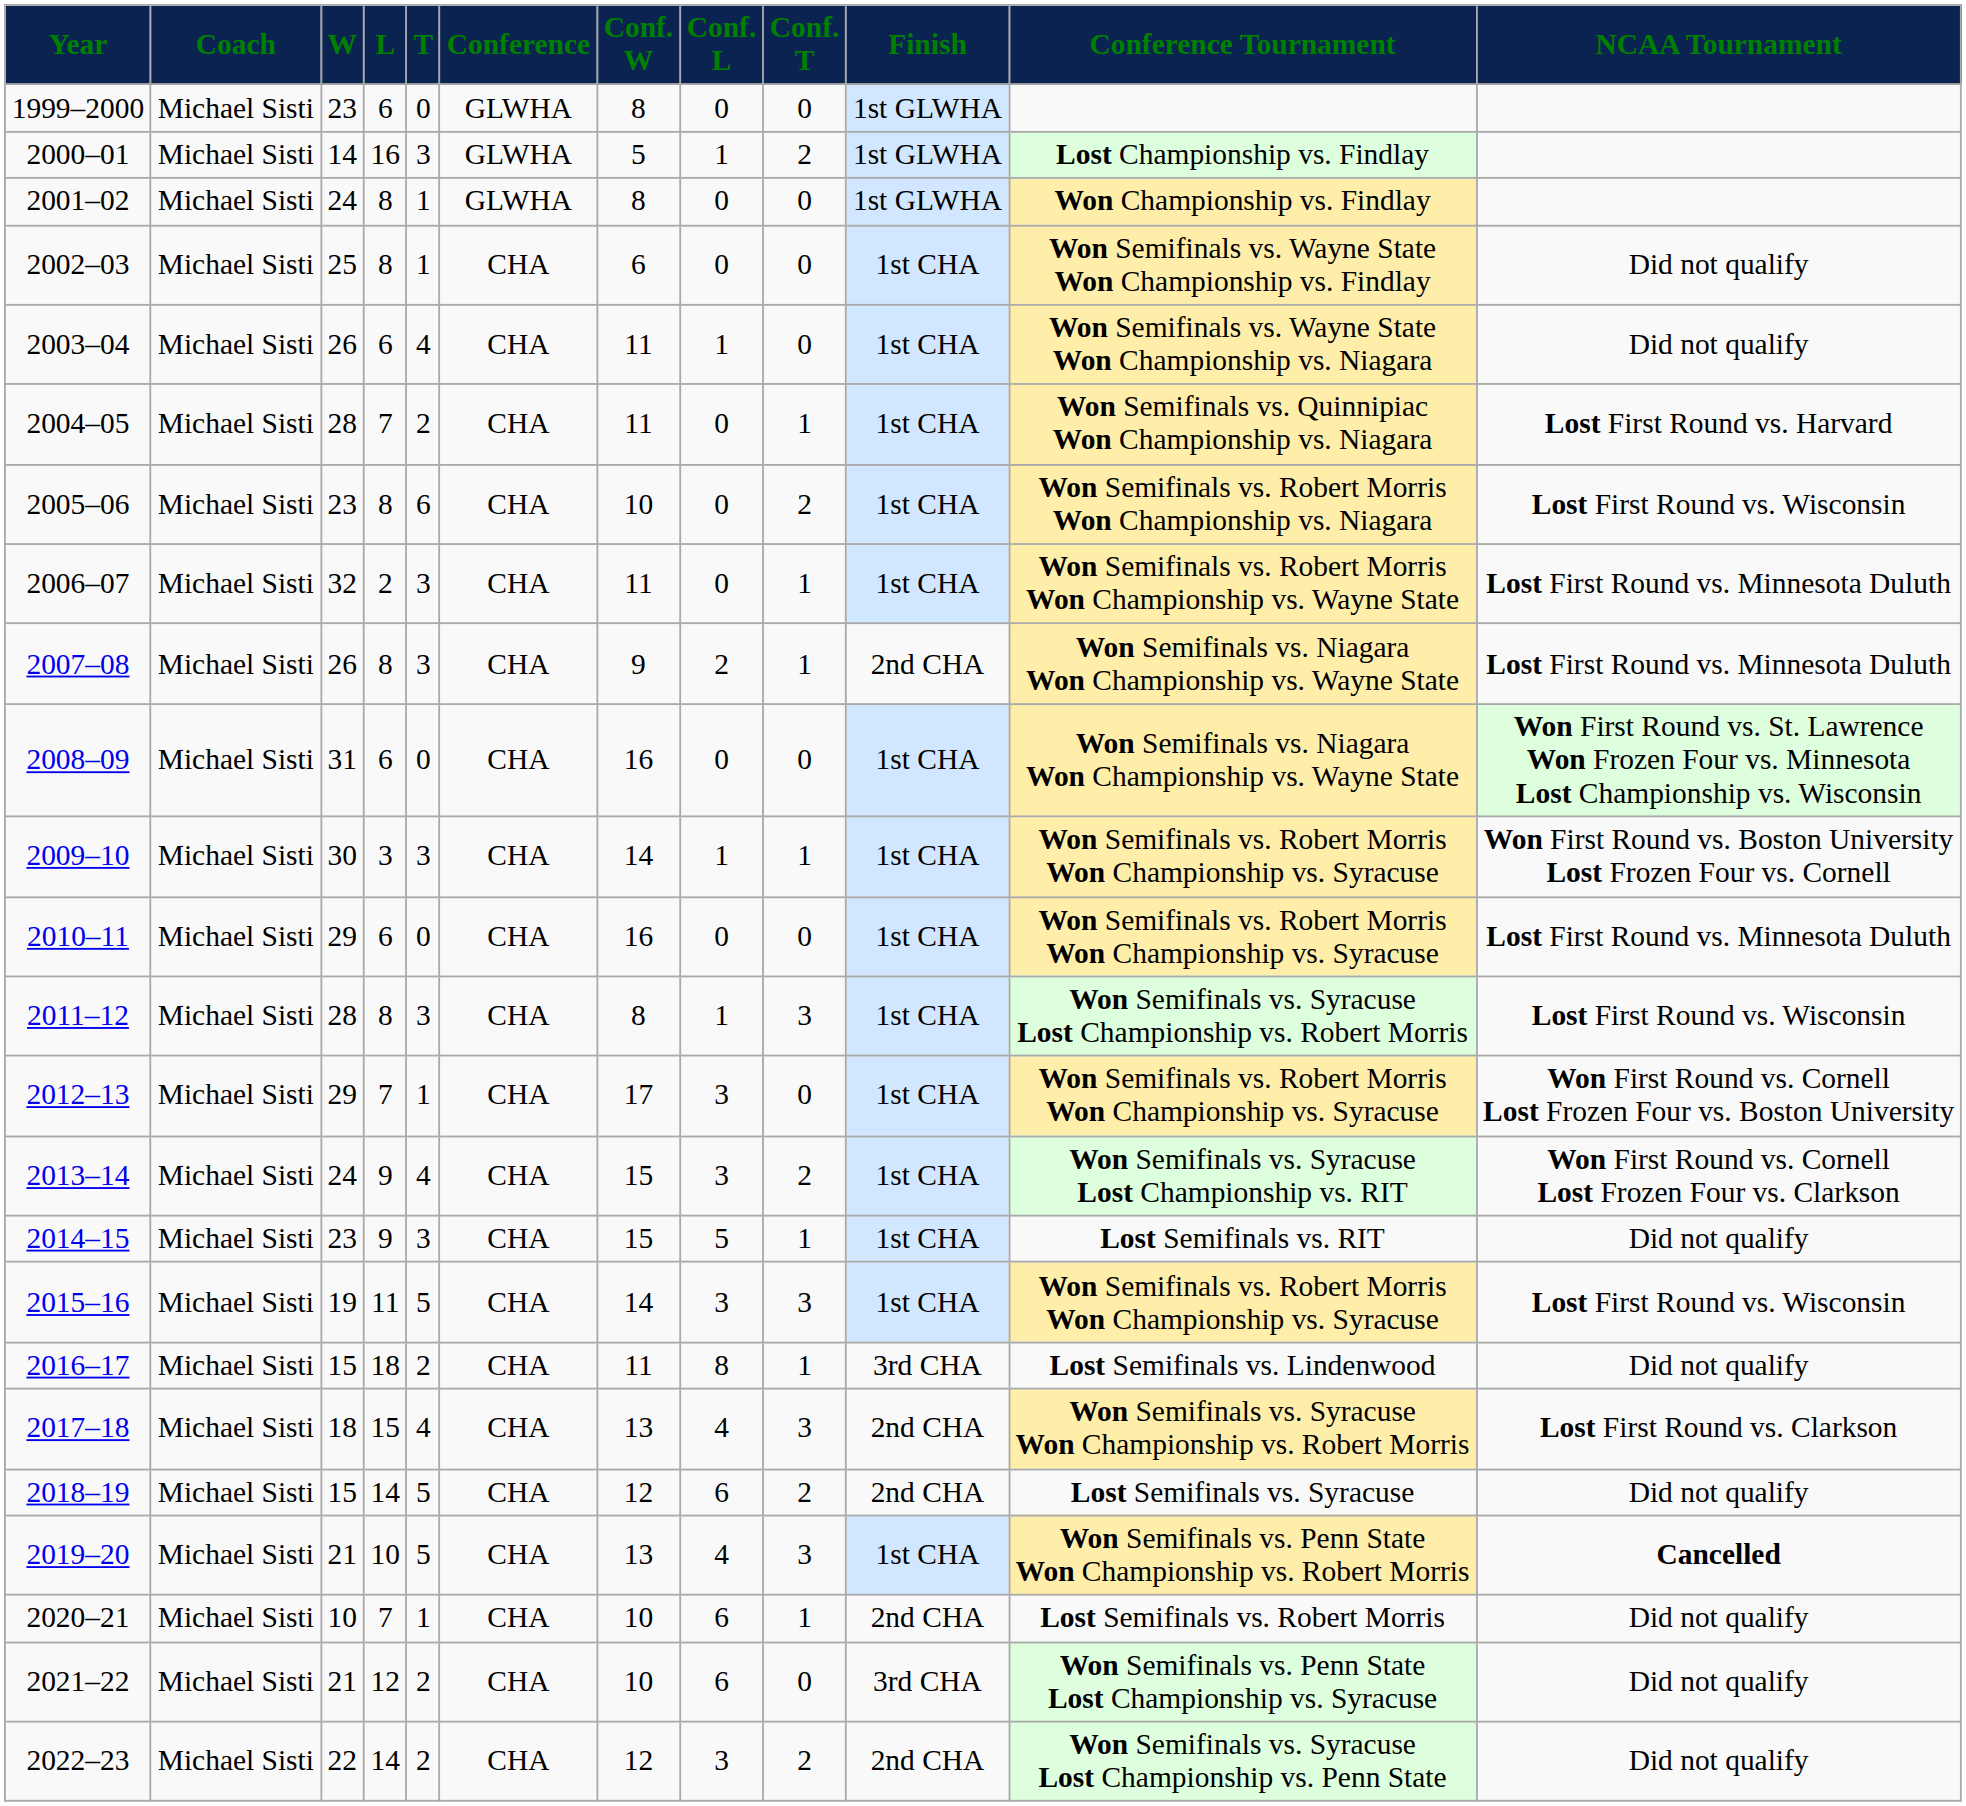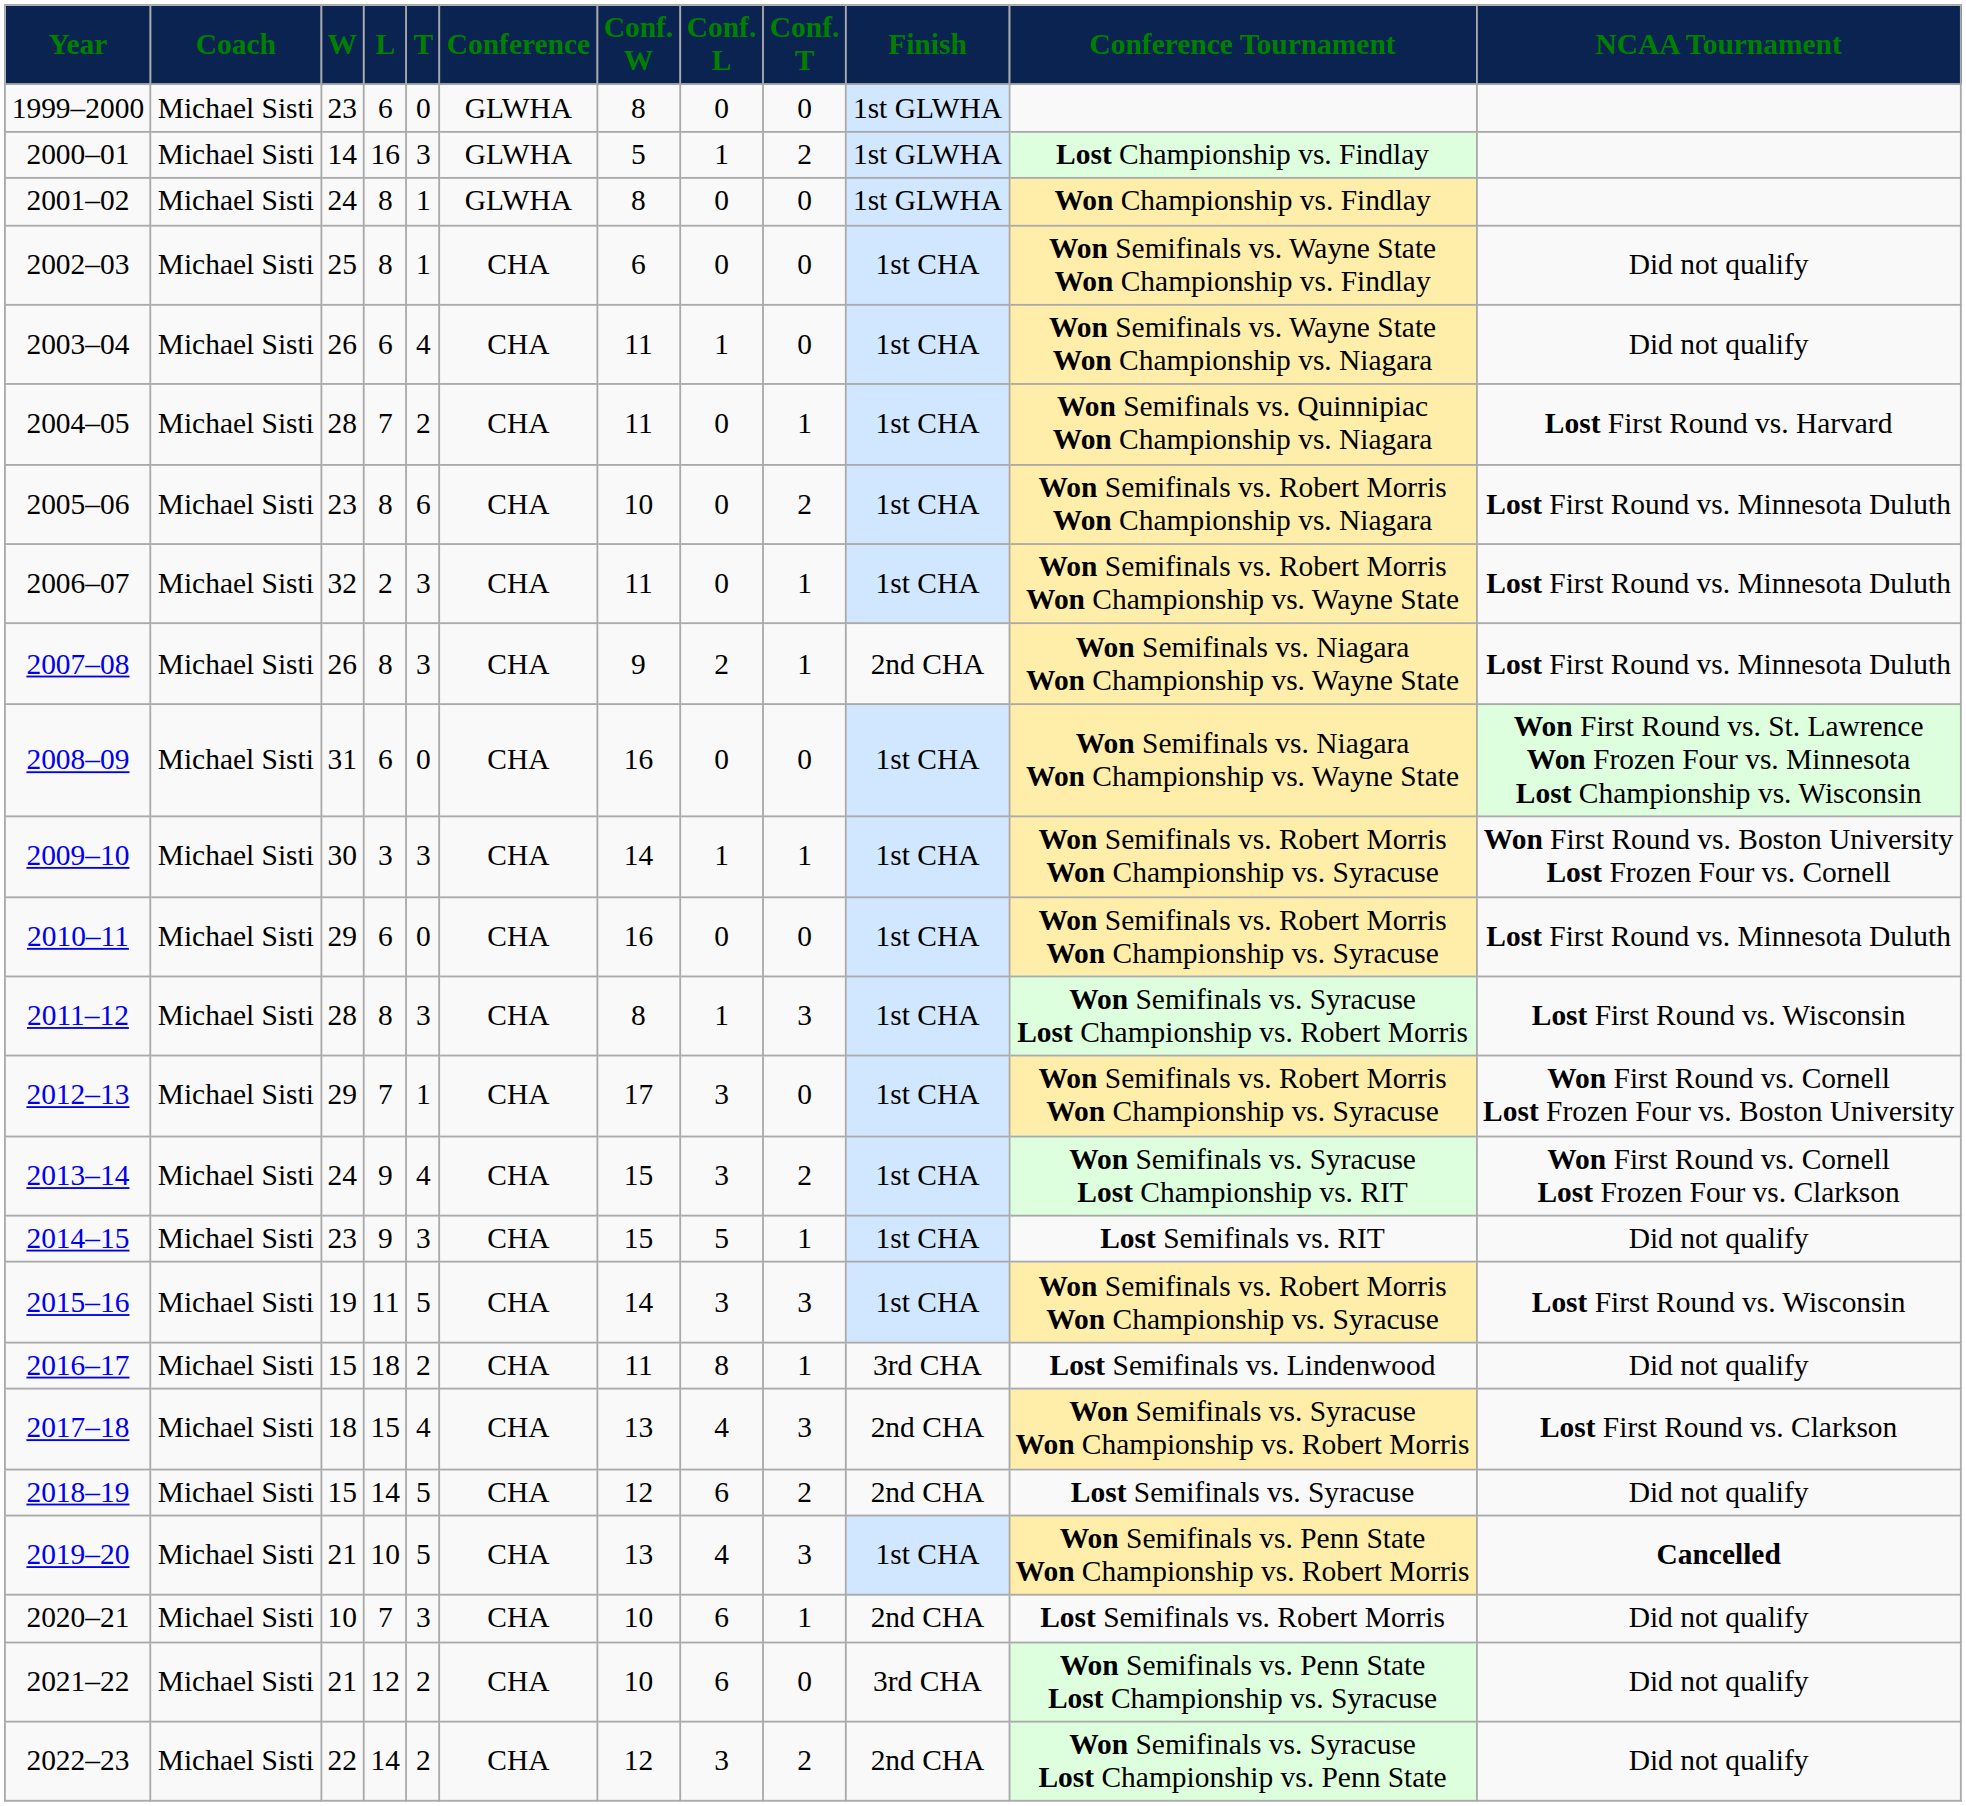(1719, 503) Lost First Round vs. Wisconsin -> (1719, 503) Lost First Round vs. Minnesota Duluth
(423, 1618) 1 -> (423, 1618) 3
